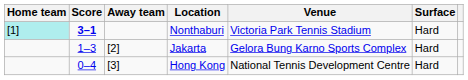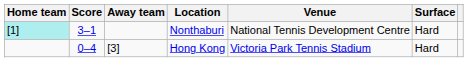(87, 30) bold -> (87, 30) normal
(301, 30) Victoria Park Tennis Stadium -> (320, 30) National Tennis Development Centre
- row: (188, 48)
(320, 65) National Tennis Development Centre -> (301, 48) Victoria Park Tennis Stadium
